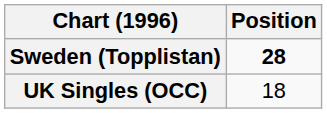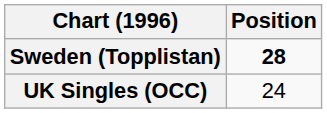(274, 90) 18 -> (274, 90) 24
